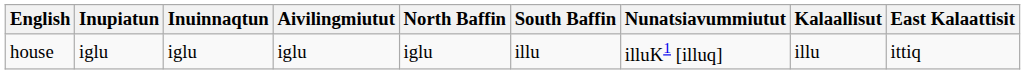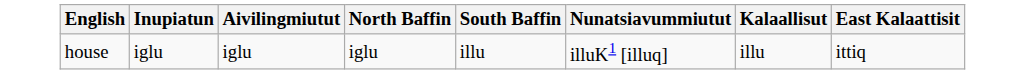- column: (218, 19)
